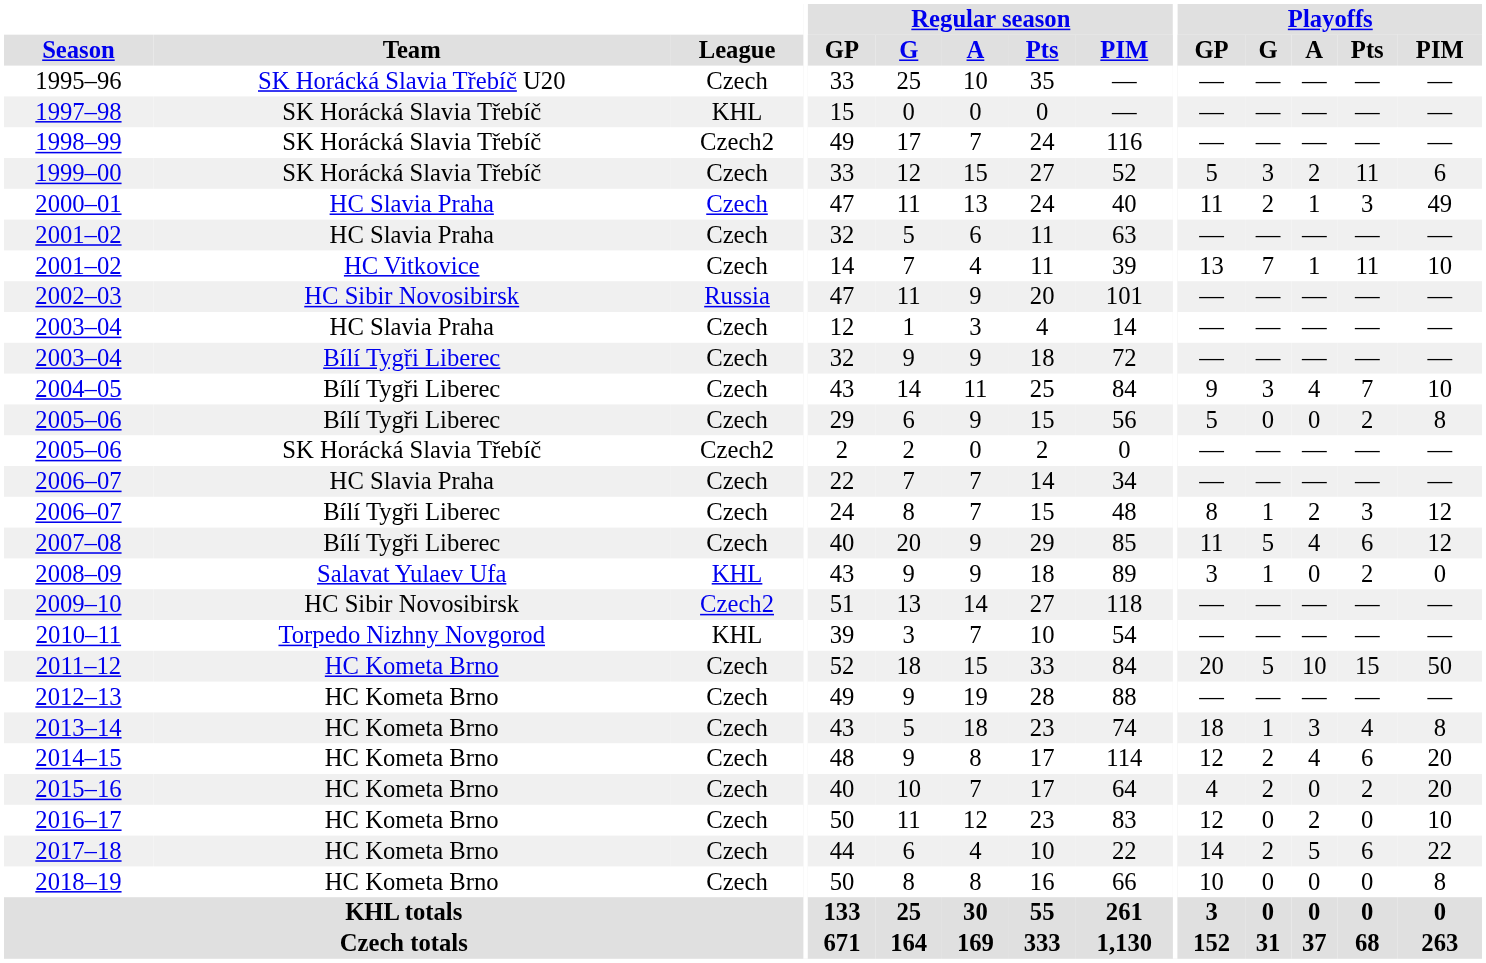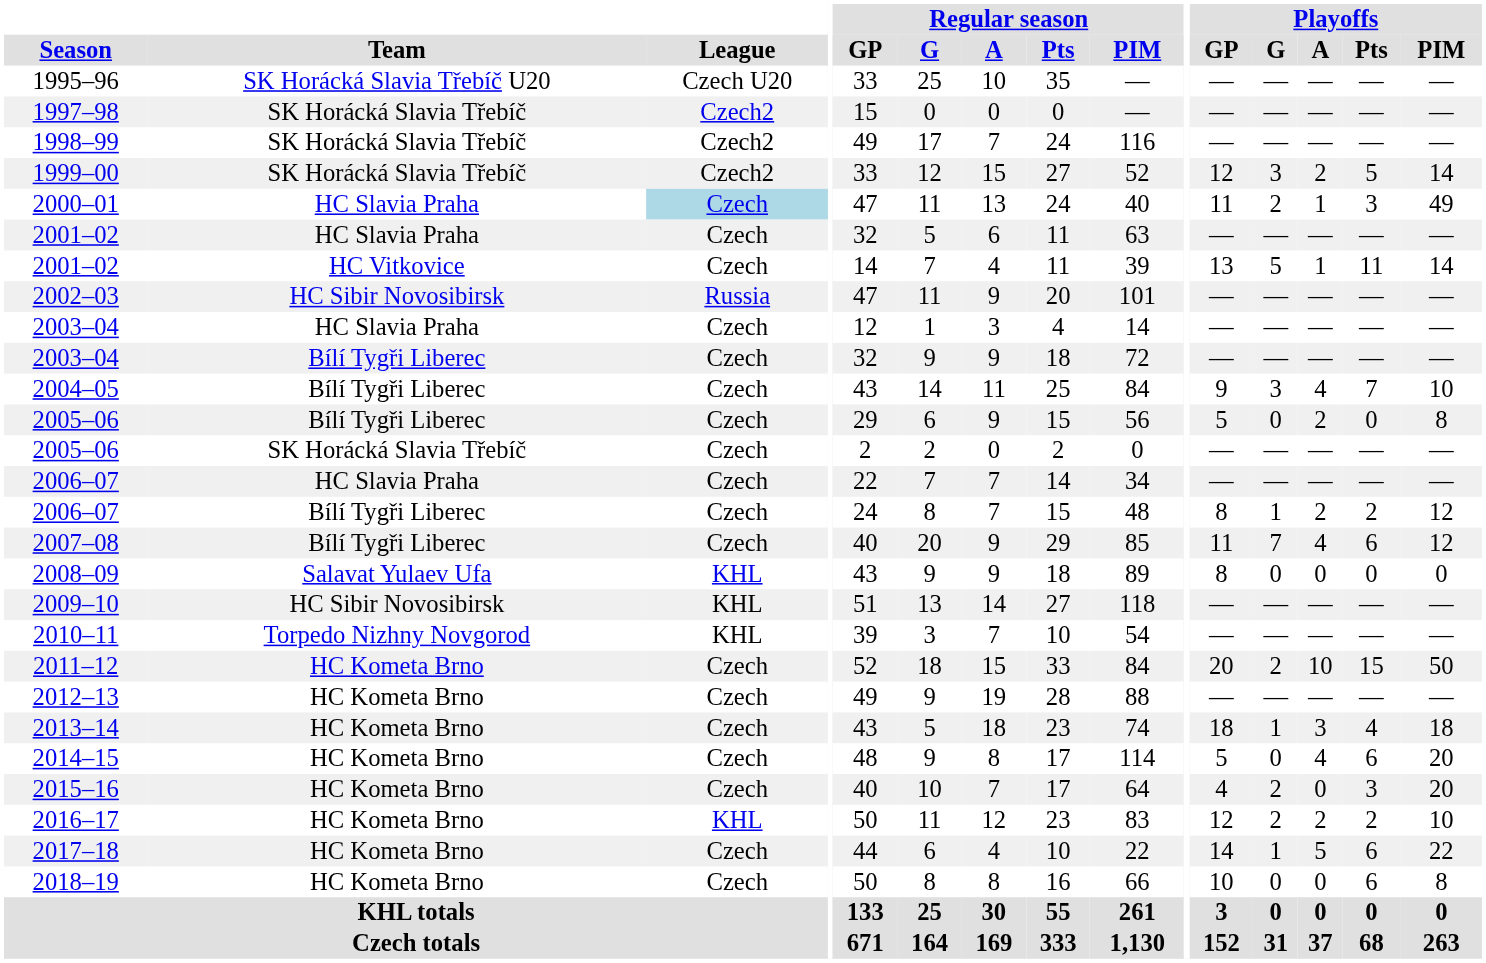(737, 80) Czech -> (737, 80) Czech U20
(737, 111) KHL -> (737, 111) Czech2
(737, 173) Czech -> (737, 173) Czech2
(1212, 173) 5 -> (1221, 173) 12
(1367, 173) 11 -> (1371, 173) 5
(1440, 173) 6 -> (1441, 173) 14
(737, 203) no background -> (737, 203) lightblue background
(1268, 265) 7 -> (1276, 265) 5
(1440, 265) 10 -> (1441, 265) 14
(1314, 419) 0 -> (1320, 419) 2
(1367, 419) 2 -> (1371, 419) 0
(737, 450) Czech2 -> (737, 450) Czech
(1367, 511) 3 -> (1371, 511) 2
(1268, 542) 5 -> (1276, 542) 7
(1212, 573) 3 -> (1221, 573) 8
(1268, 573) 1 -> (1276, 573) 0
(1367, 573) 2 -> (1371, 573) 0
(737, 604) Czech2 -> (737, 604) KHL
(1268, 665) 5 -> (1276, 665) 2
(1440, 727) 8 -> (1441, 727) 18
(1212, 758) 12 -> (1221, 758) 5
(1268, 758) 2 -> (1276, 758) 0
(1367, 789) 2 -> (1371, 789) 3
(737, 819) Czech -> (737, 819) KHL
(1268, 819) 0 -> (1276, 819) 2
(1367, 819) 0 -> (1371, 819) 2
(1268, 850) 2 -> (1276, 850) 1
(1367, 881) 0 -> (1371, 881) 6
